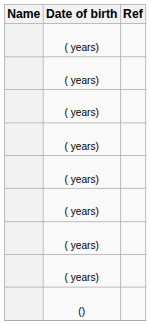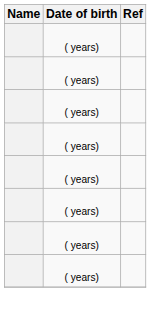- row: (24, 304)
